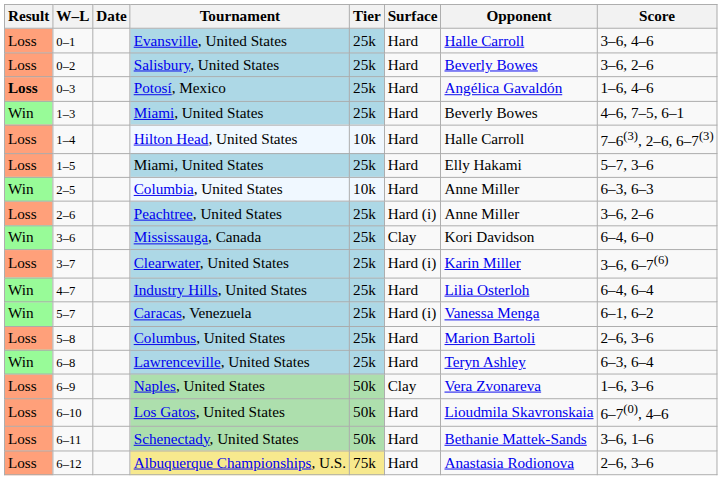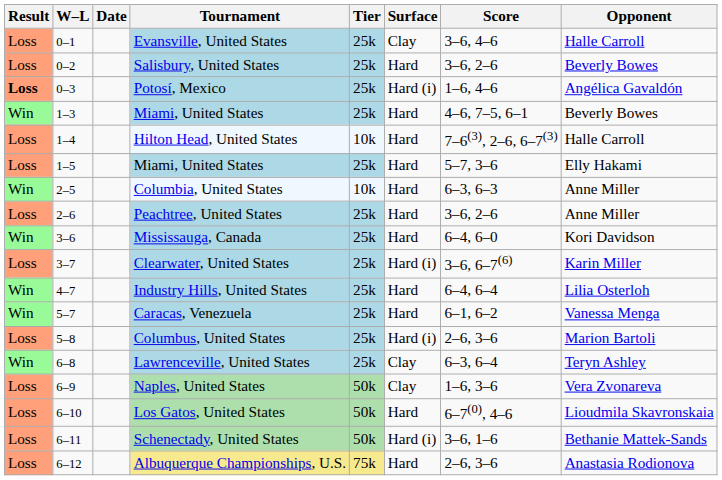columns swapped: (519, 16) <-> (657, 16)
(403, 40) Hard -> (402, 40) Clay
(403, 88) Hard -> (412, 88) Hard (i)
(412, 213) Hard (i) -> (403, 213) Hard
(402, 237) Clay -> (403, 237) Hard
(412, 314) Hard (i) -> (403, 314) Hard
(403, 338) Hard -> (412, 338) Hard (i)
(403, 362) Hard -> (402, 362) Clay
(403, 438) Hard -> (412, 438) Hard (i)
